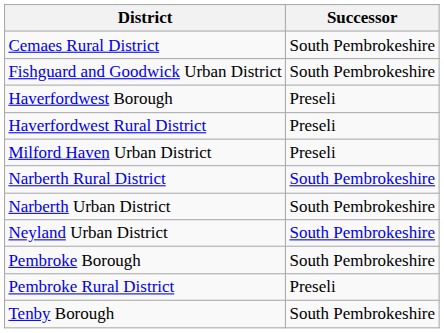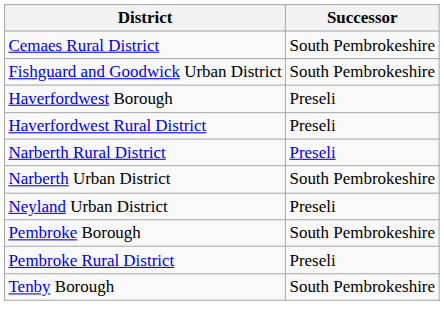- row: (110, 152)
(362, 179) South Pembrokeshire -> (313, 152) Preseli
(362, 233) South Pembrokeshire -> (313, 206) Preseli
